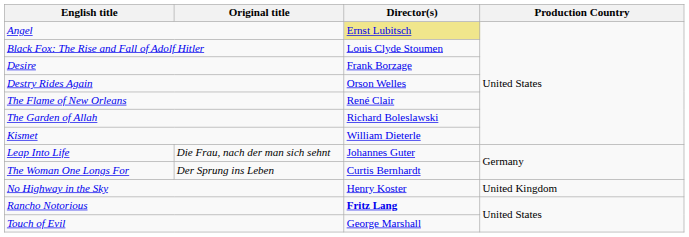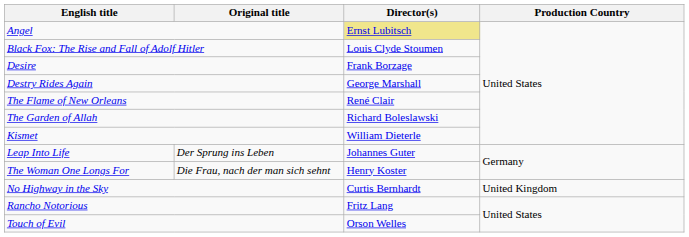(376, 83) Orson Welles -> (384, 83) George Marshall
(254, 153) Die Frau, nach der man sich sehnt -> (225, 153) Der Sprung ins Leben
(225, 170) Der Sprung ins Leben -> (254, 170) Die Frau, nach der man sich sehnt
(384, 170) Curtis Bernhardt -> (377, 170) Henry Koster
(377, 188) Henry Koster -> (384, 188) Curtis Bernhardt
(372, 205) bold -> (370, 205) normal
(384, 223) George Marshall -> (376, 223) Orson Welles
